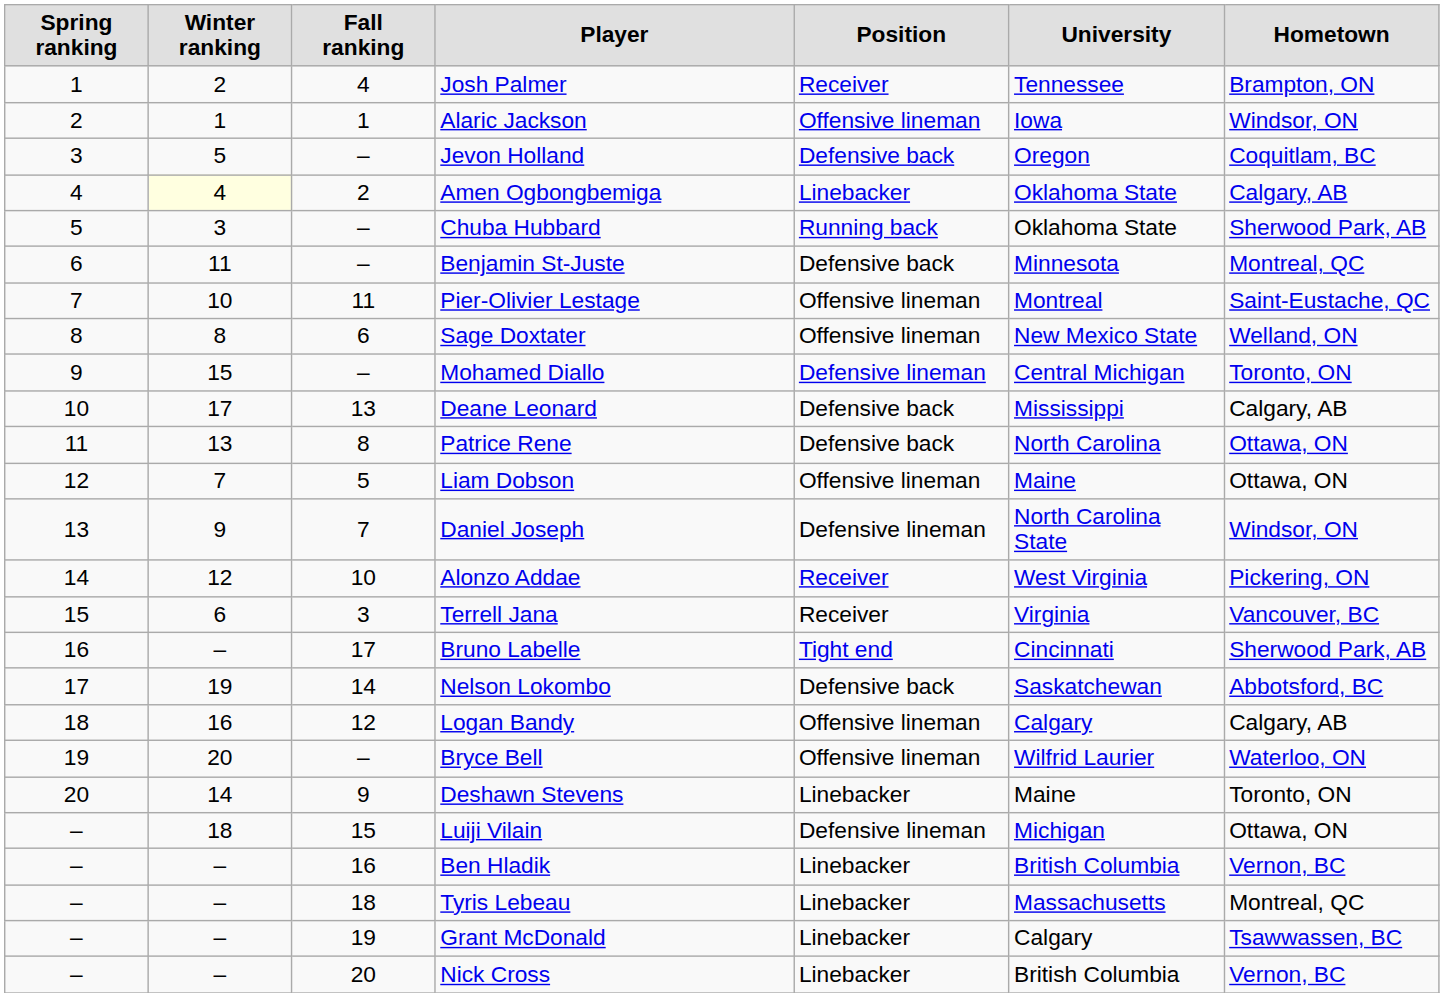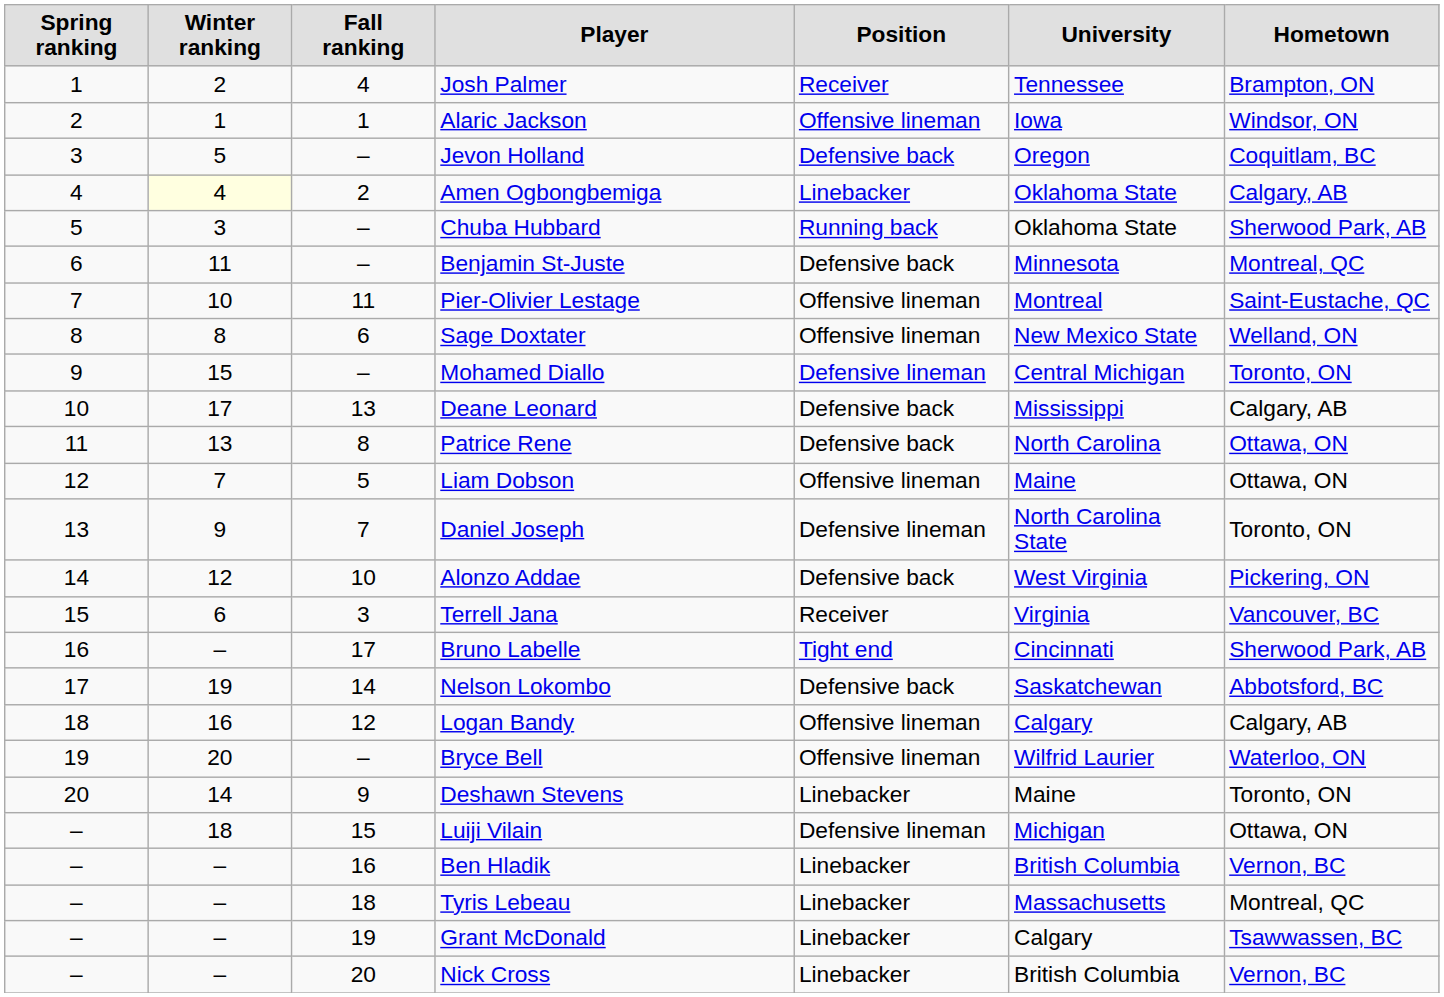(1294, 529) Windsor, ON -> (1290, 529) Toronto, ON
(844, 578) Receiver -> (877, 578) Defensive back
